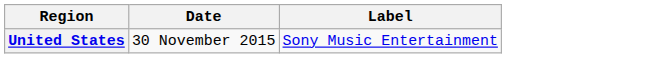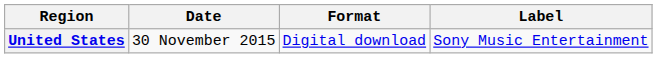+ column: (354, 17)
